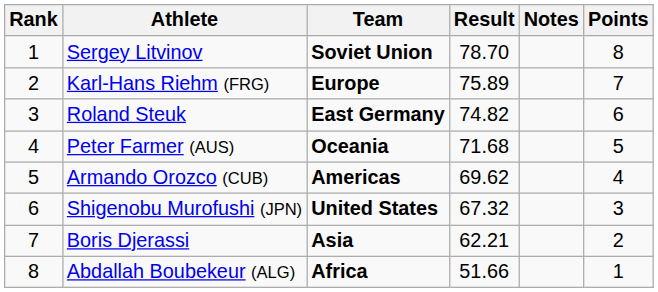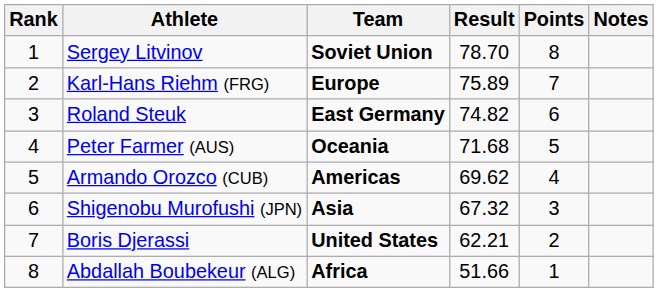columns swapped: (618, 20) <-> (551, 20)
(375, 209) United States -> (332, 209) Asia
(332, 240) Asia -> (375, 240) United States
